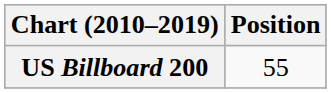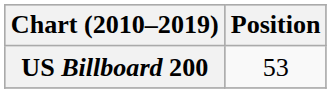(276, 66) 55 -> (276, 66) 53
